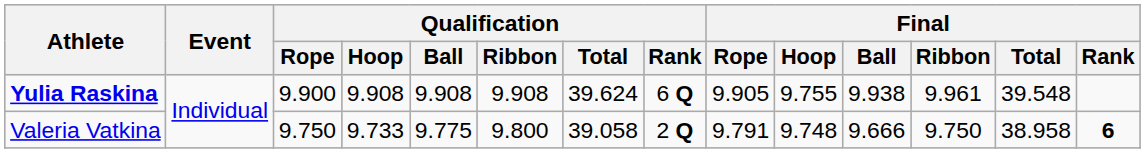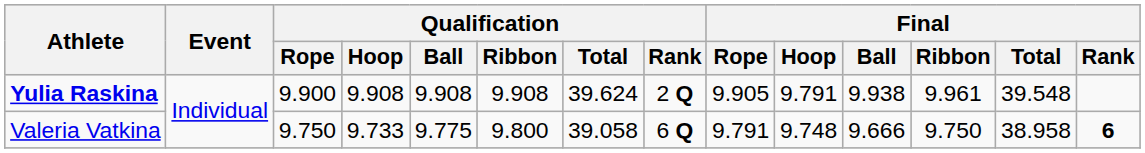(675, 94) 6 Q -> (675, 94) 2 Q
(809, 94) 9.755 -> (809, 94) 9.791
(675, 130) 2 Q -> (675, 130) 6 Q
